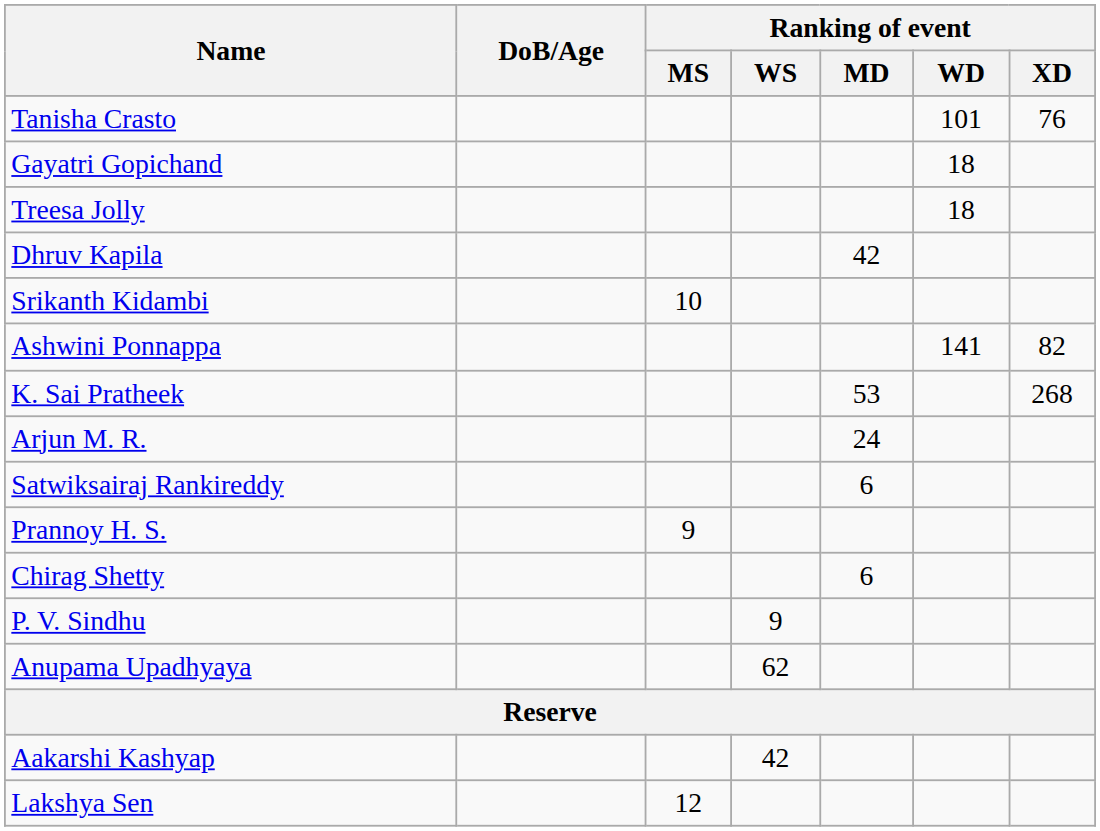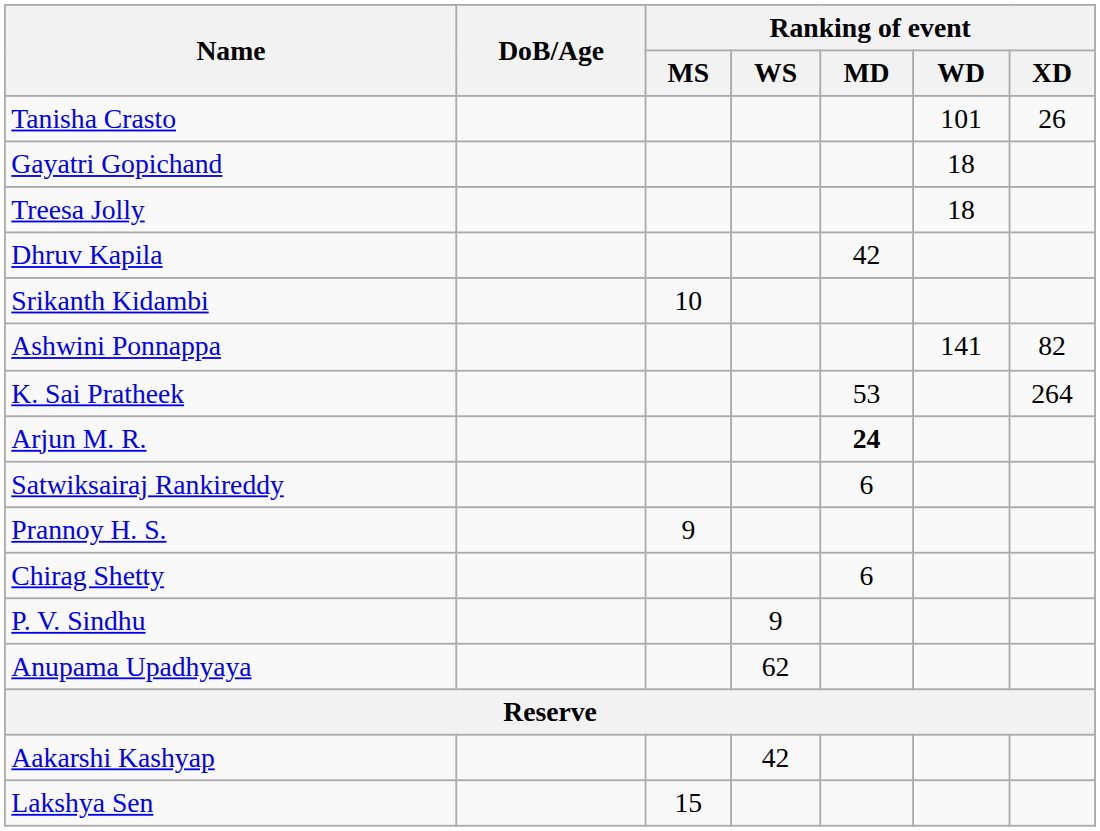(1052, 118) 76 -> (1052, 118) 26
(1052, 392) 268 -> (1052, 392) 264
(867, 438) normal -> (867, 438) bold
(688, 802) 12 -> (688, 802) 15
